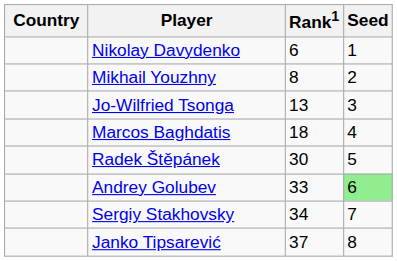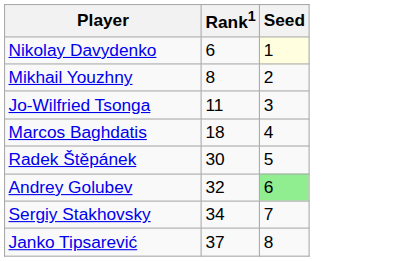- column: (46, 20)
(352, 50) no background -> (269, 50) lightyellow background
(299, 105) 13 -> (214, 105) 11
(299, 187) 33 -> (215, 187) 32
